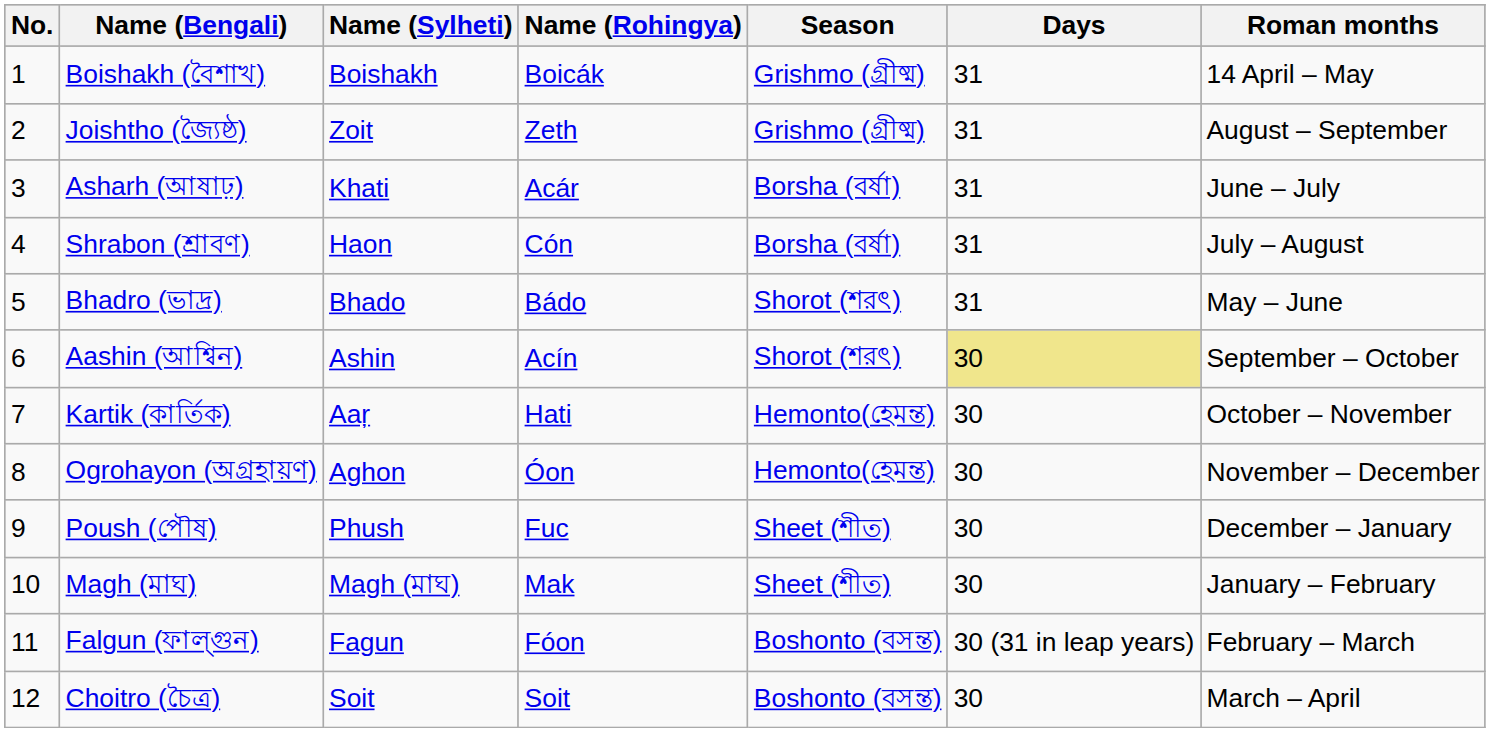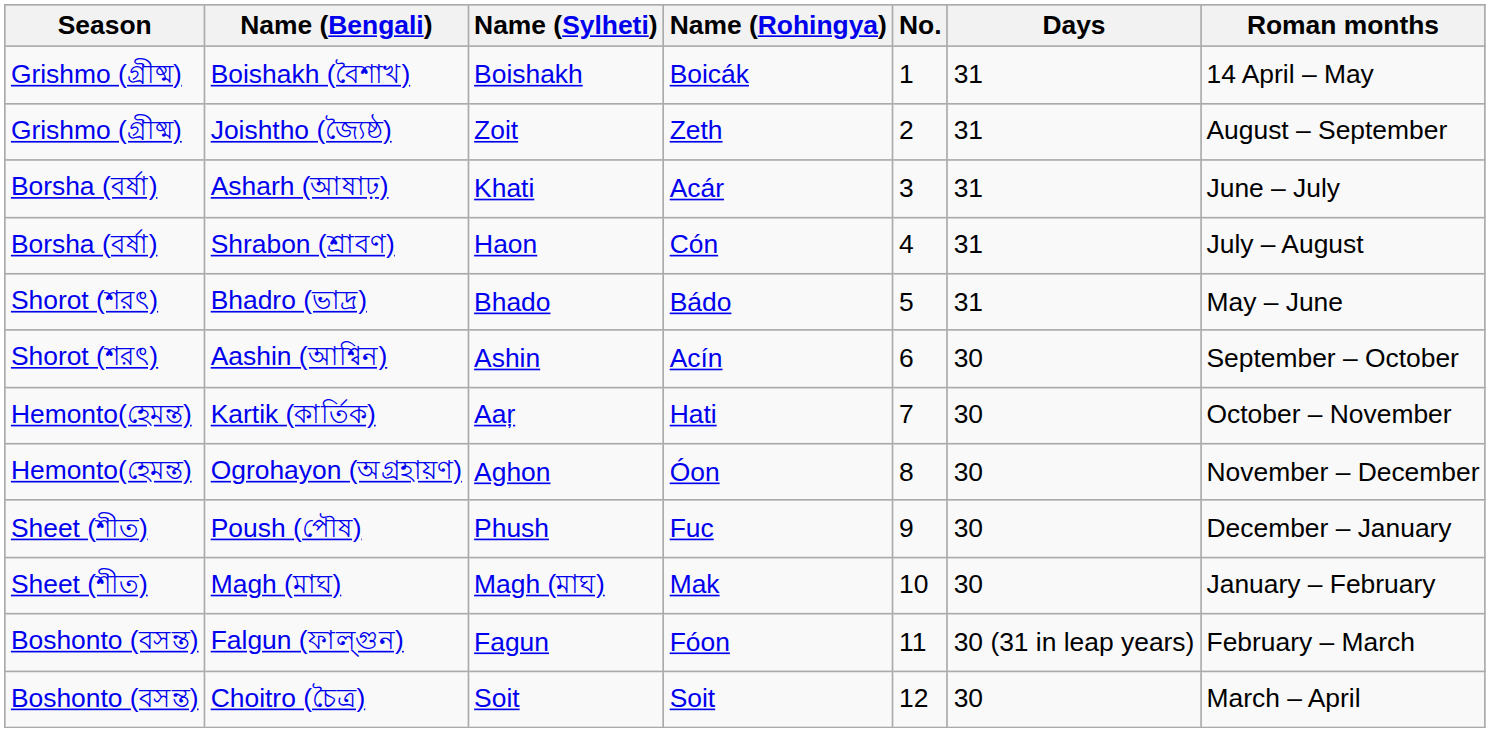columns swapped: (32, 25) <-> (848, 25)
(968, 358) khaki background -> (968, 358) no background
